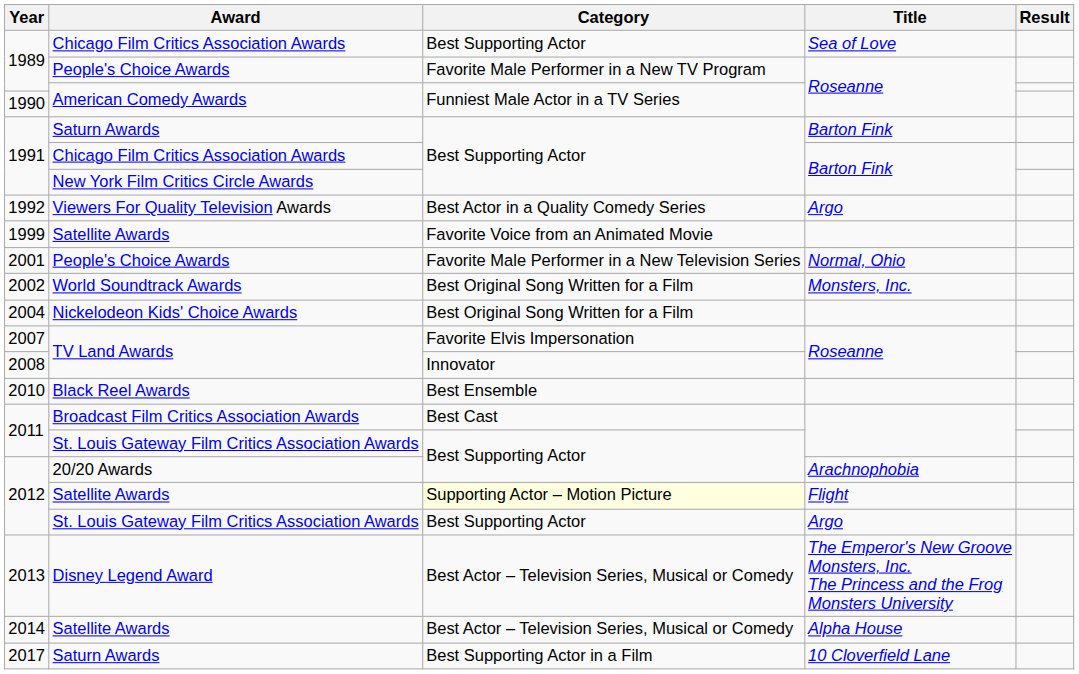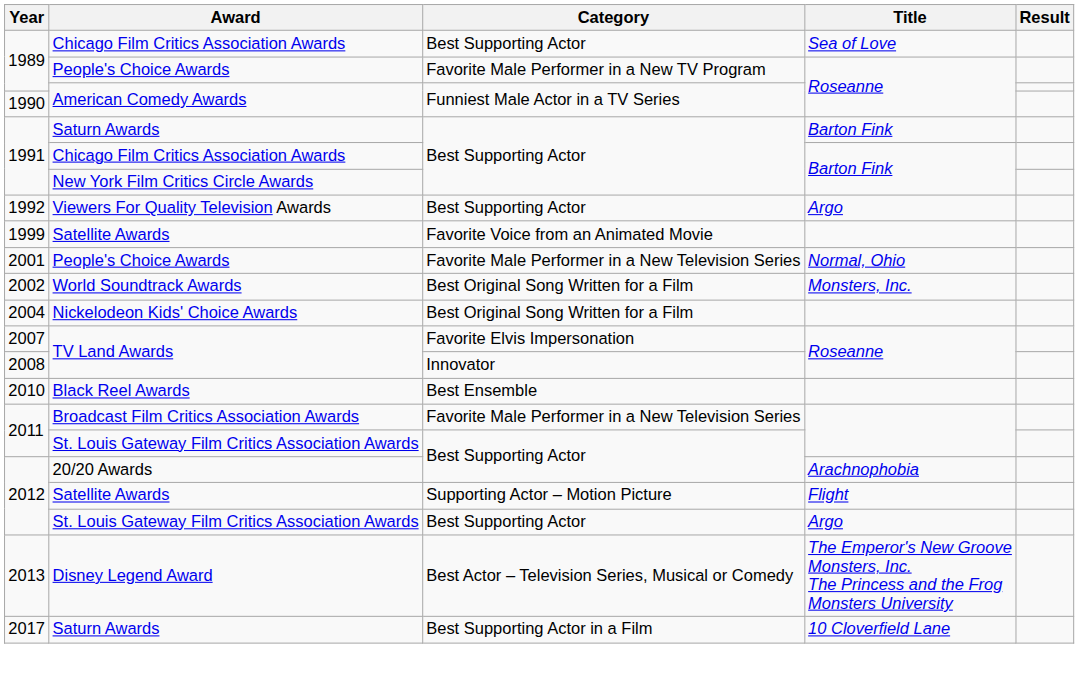(566, 208) Best Actor in a Quality Comedy Series -> (506, 208) Best Supporting Actor
(462, 417) Best Cast -> (613, 417) Favorite Male Performer in a New Television Series
(549, 495) lightyellow background -> (549, 495) no background
- row: (27, 629)
